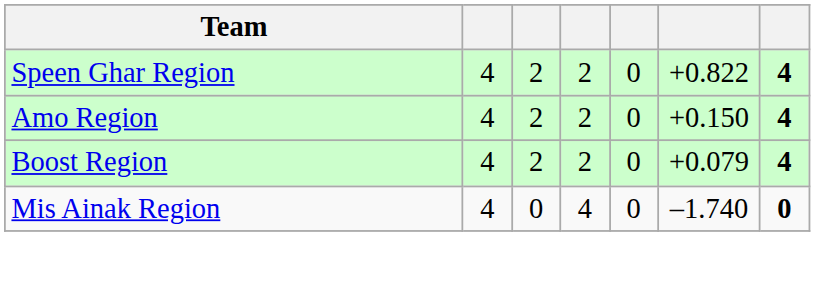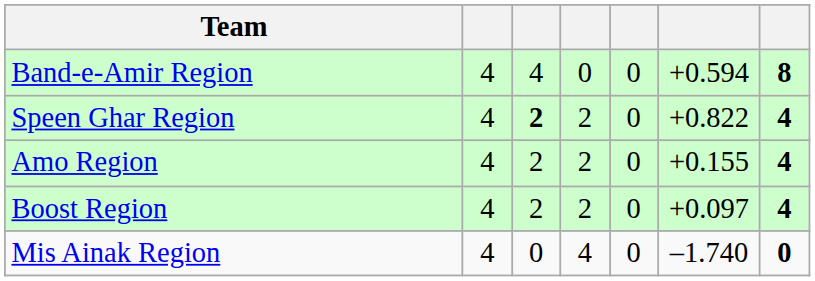+ row: (132, 72)
(536, 72) normal -> (536, 117) bold
(709, 117) +0.150 -> (709, 162) +0.155
(709, 162) +0.079 -> (709, 207) +0.097
